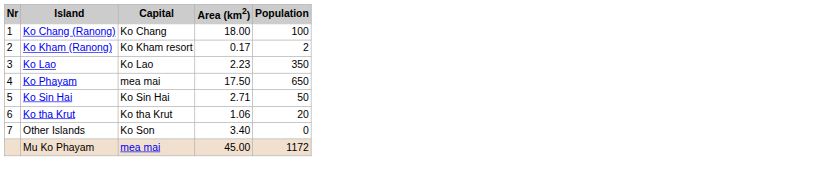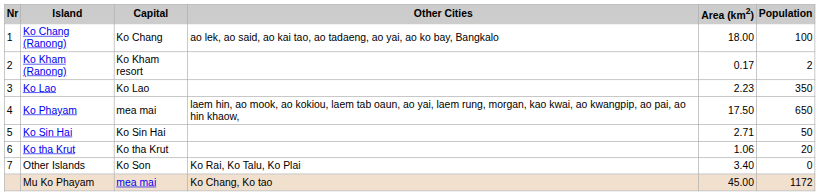+ column: (443, 14)
